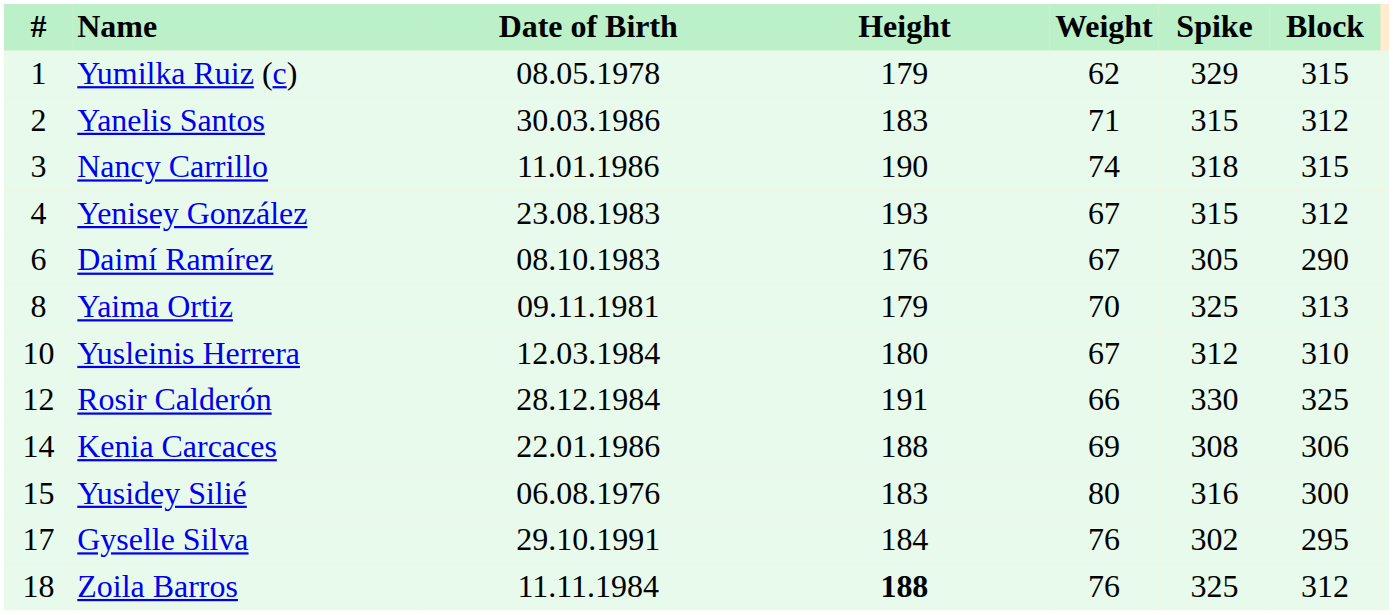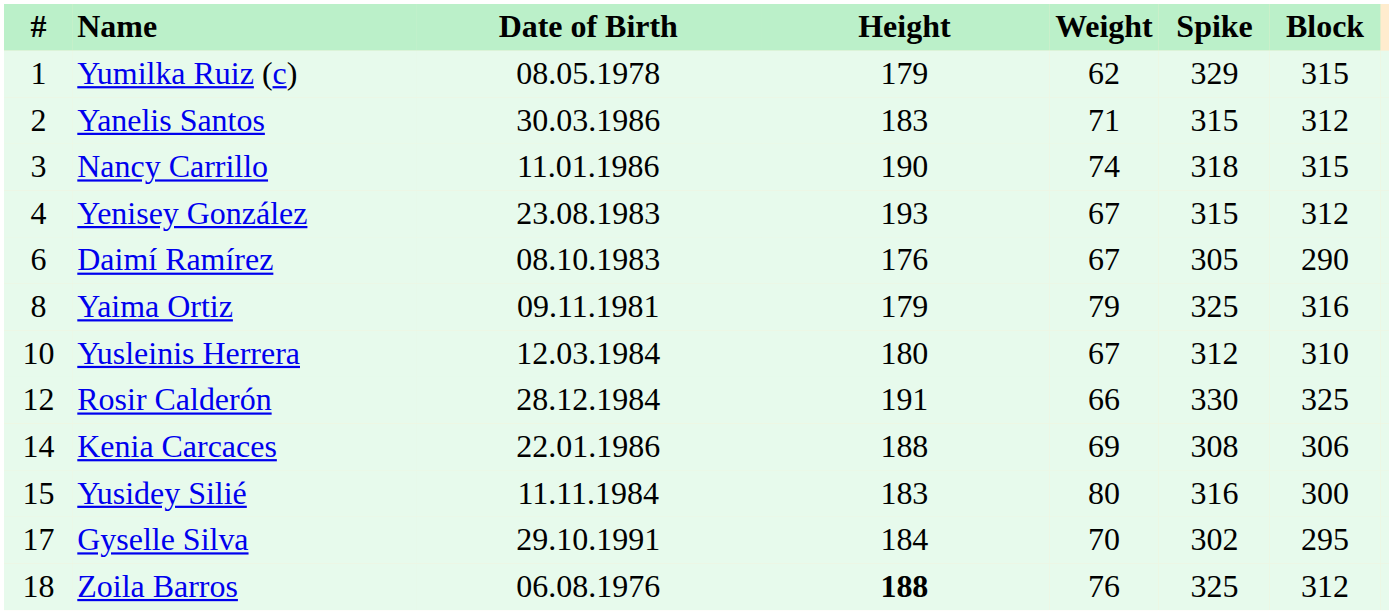(1104, 306) 70 -> (1104, 306) 79
(1325, 306) 313 -> (1325, 306) 316
(588, 492) 06.08.1976 -> (588, 492) 11.11.1984
(1104, 539) 76 -> (1104, 539) 70
(588, 586) 11.11.1984 -> (588, 586) 06.08.1976
